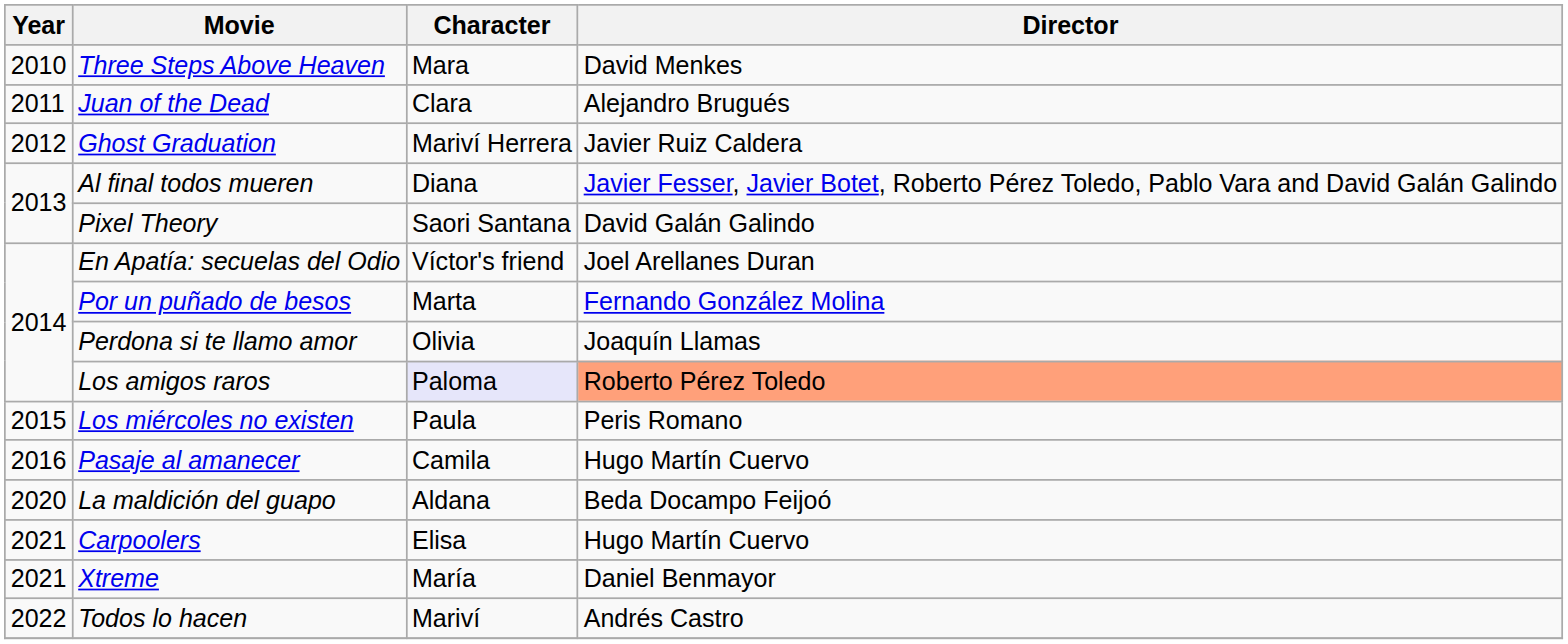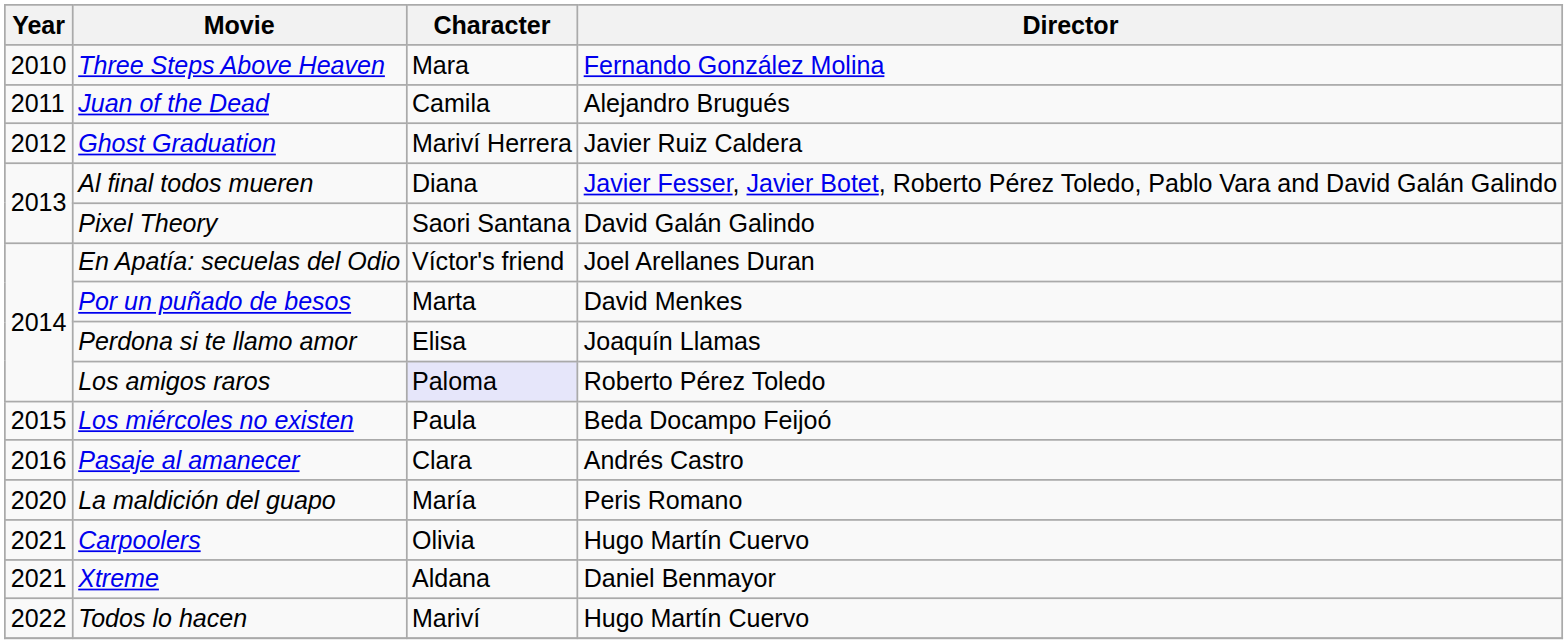(663, 65) David Menkes -> (734, 65) Fernando González Molina
(442, 104) Clara -> (451, 104) Camila
(734, 302) Fernando González Molina -> (663, 302) David Menkes
(443, 342) Olivia -> (439, 342) Elisa
(705, 381) lightsalmon background -> (705, 381) no background
(663, 421) Peris Romano -> (708, 421) Beda Docampo Feijoó
(451, 460) Camila -> (442, 460) Clara
(696, 460) Hugo Martín Cuervo -> (664, 460) Andrés Castro
(451, 500) Aldana -> (444, 500) María
(708, 500) Beda Docampo Feijoó -> (663, 500) Peris Romano
(439, 540) Elisa -> (443, 540) Olivia
(444, 579) María -> (451, 579) Aldana
(664, 619) Andrés Castro -> (696, 619) Hugo Martín Cuervo
